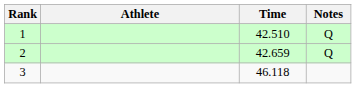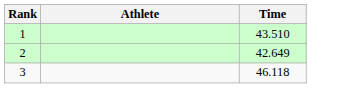- column: (328, 14)
(273, 33) 42.510 -> (273, 33) 43.510
(273, 53) 42.659 -> (273, 53) 42.649
